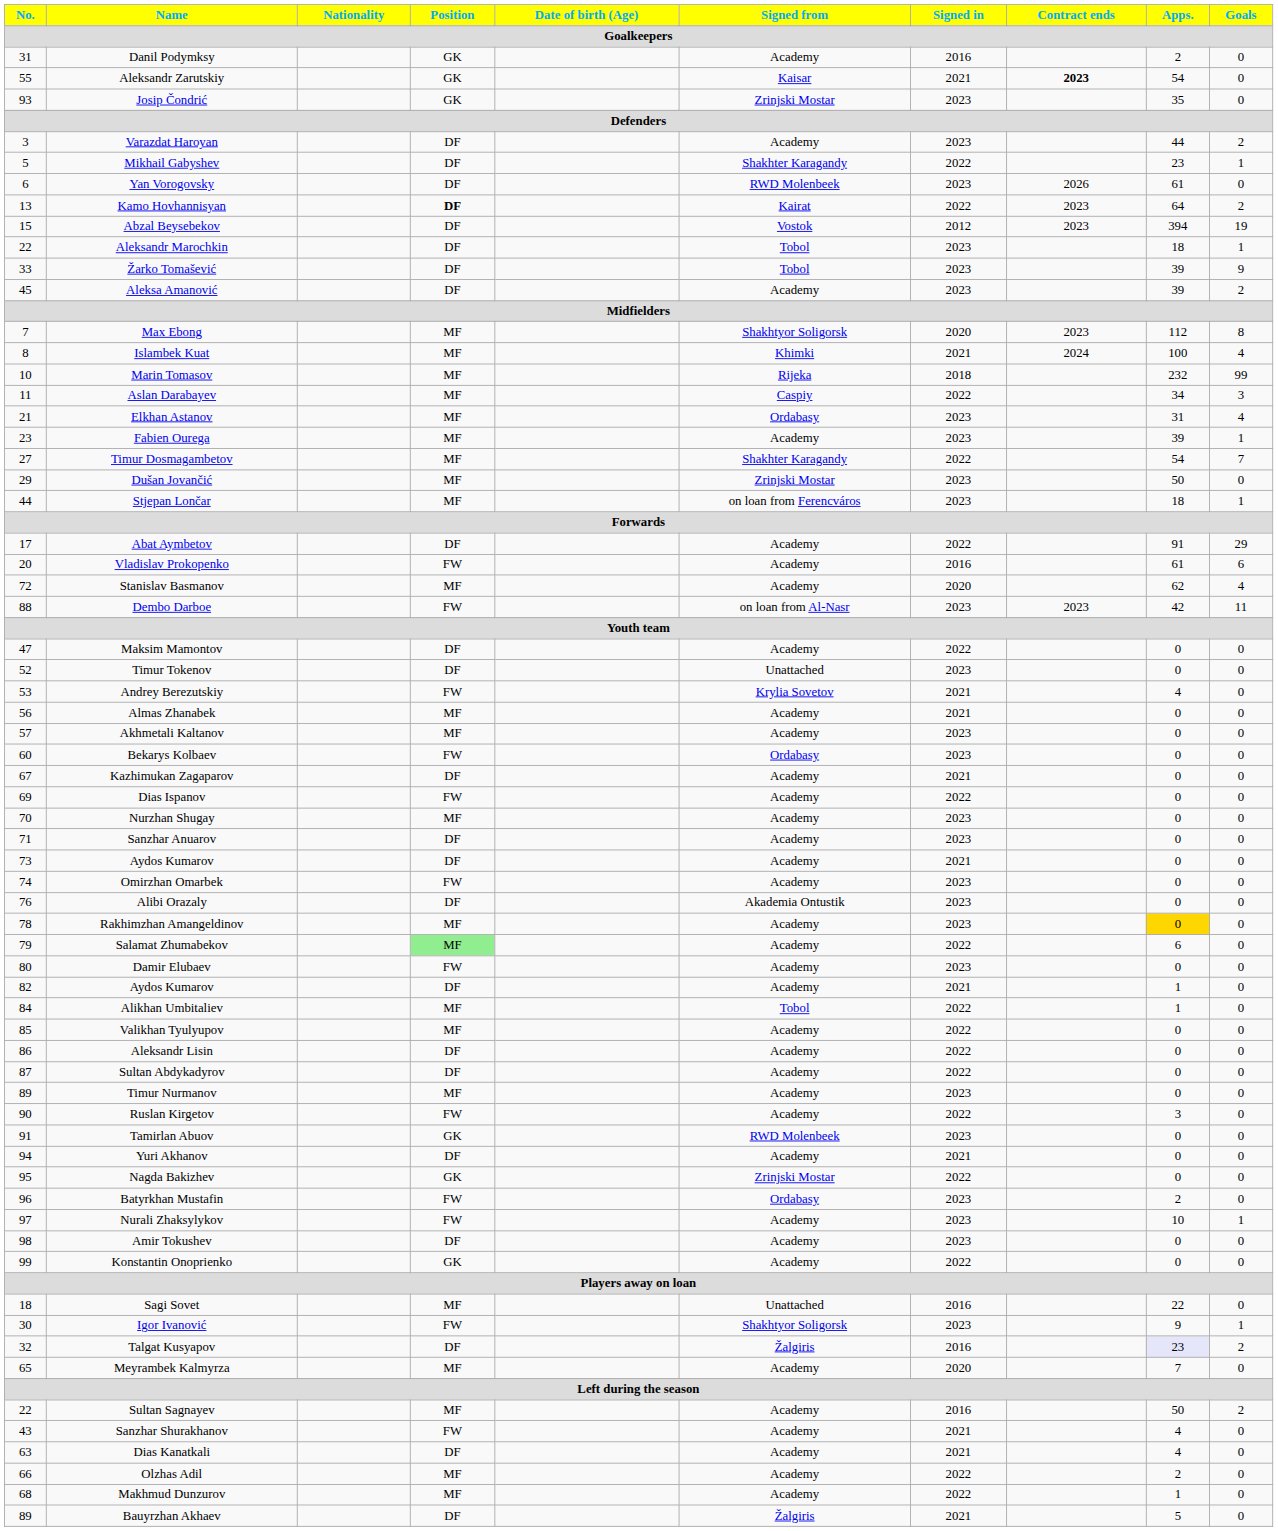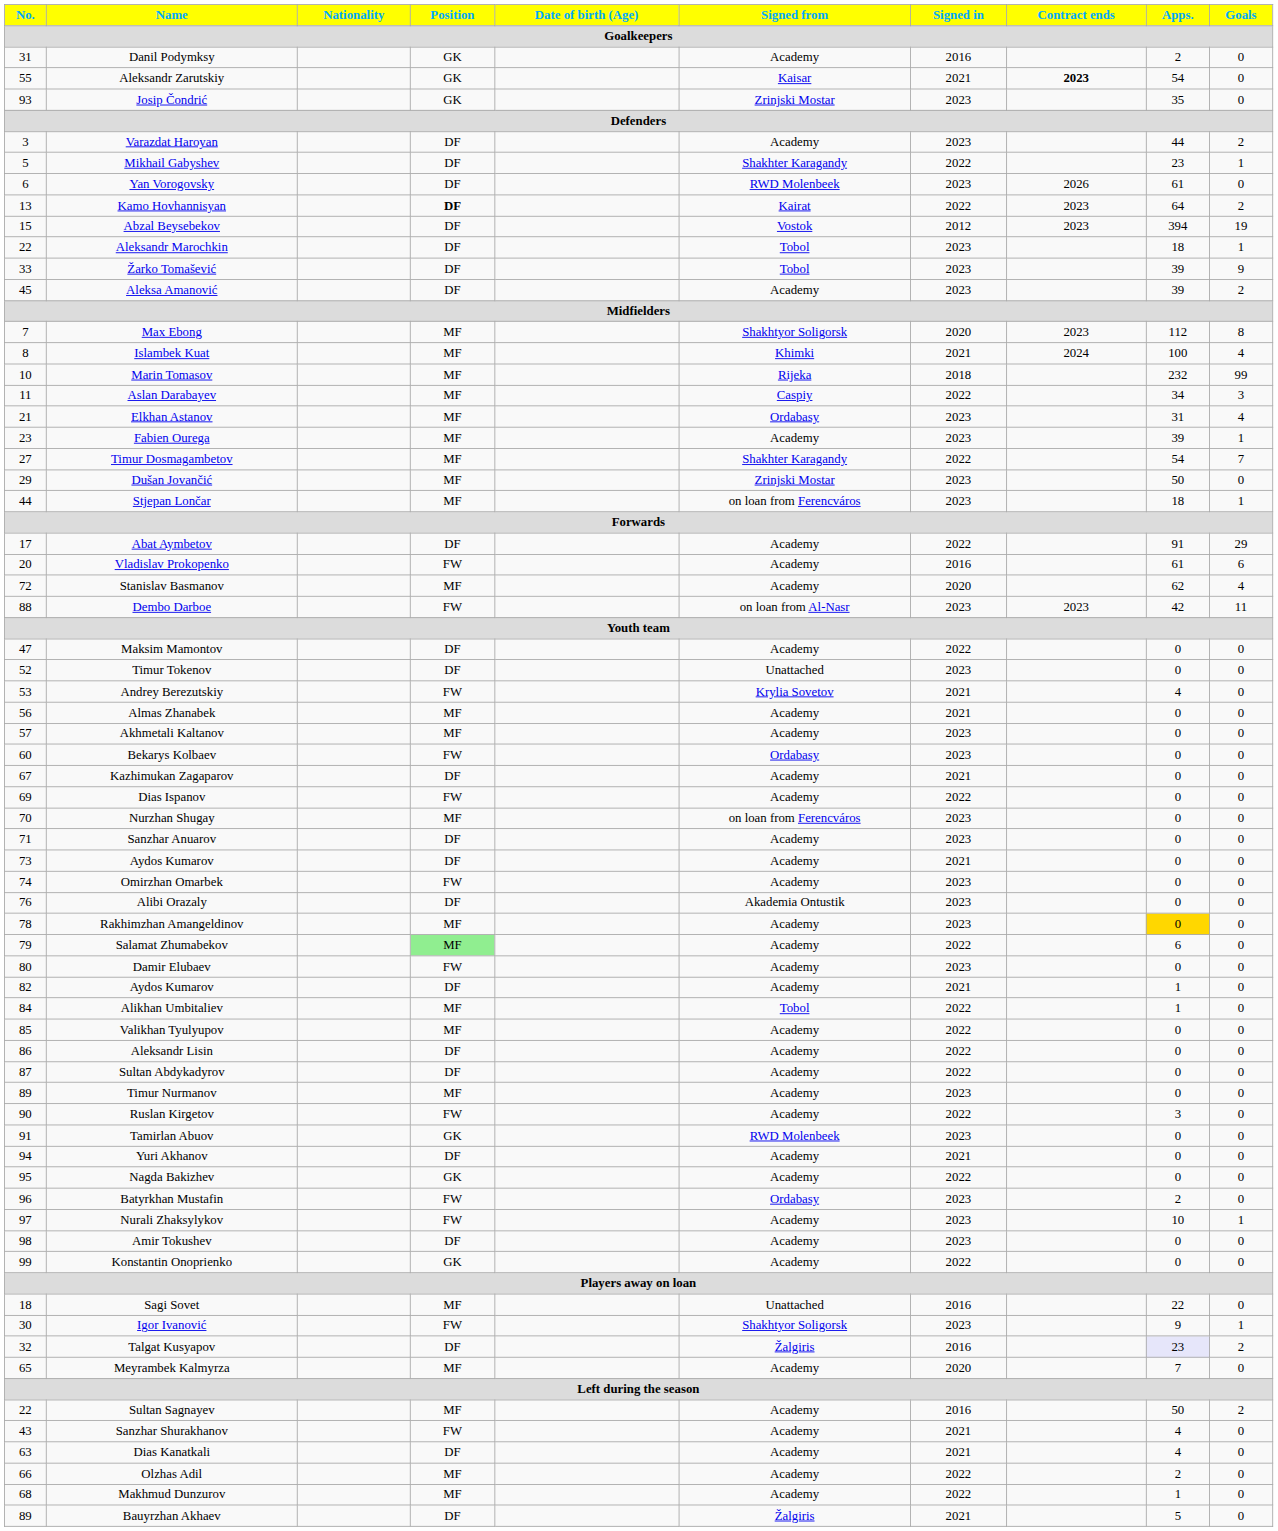(795, 818) Academy -> (795, 818) on loan from Ferencváros
(795, 1178) Zrinjski Mostar -> (795, 1178) Academy
